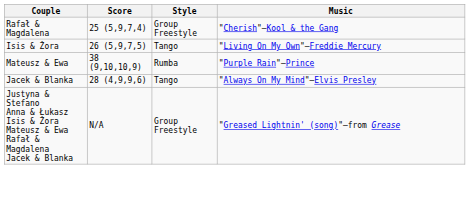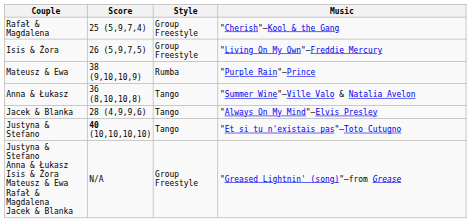(166, 46) Tango -> (177, 50) Group Freestyle
+ row: (37, 94)
+ row: (28, 129)
